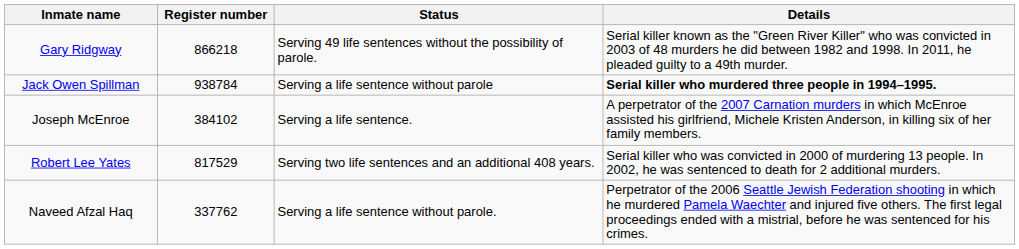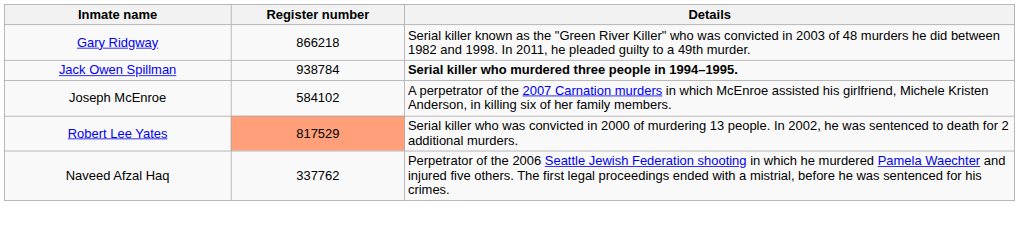- column: (439, 14)
(216, 120) 384102 -> (318, 98) 584102
(216, 162) no background -> (318, 133) lightsalmon background
